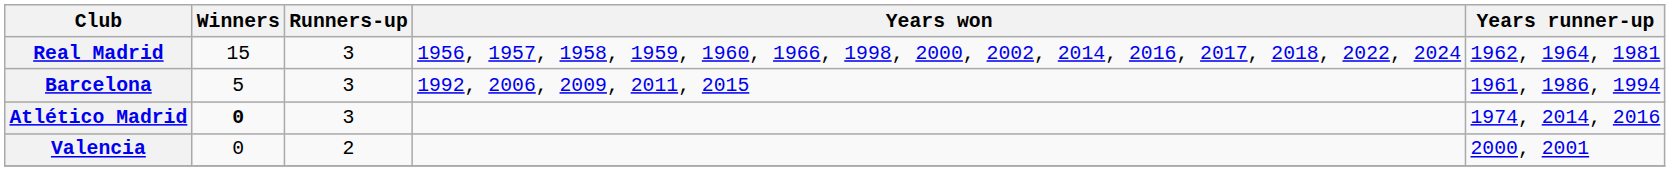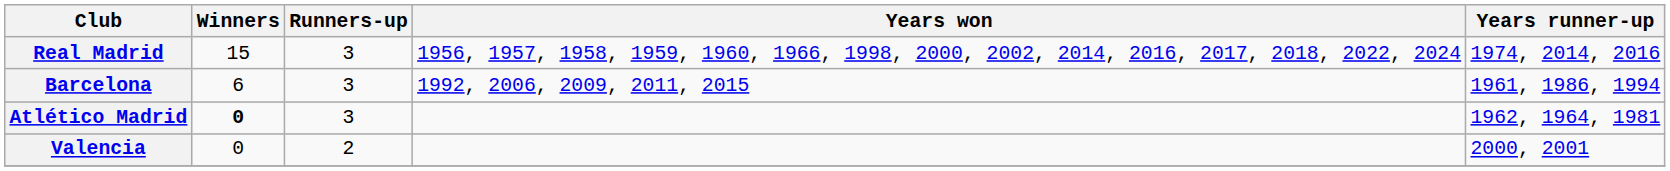(1565, 53) 1962, 1964, 1981 -> (1565, 53) 1974, 2014, 2016
(238, 85) 5 -> (238, 85) 6
(1565, 117) 1974, 2014, 2016 -> (1565, 117) 1962, 1964, 1981
